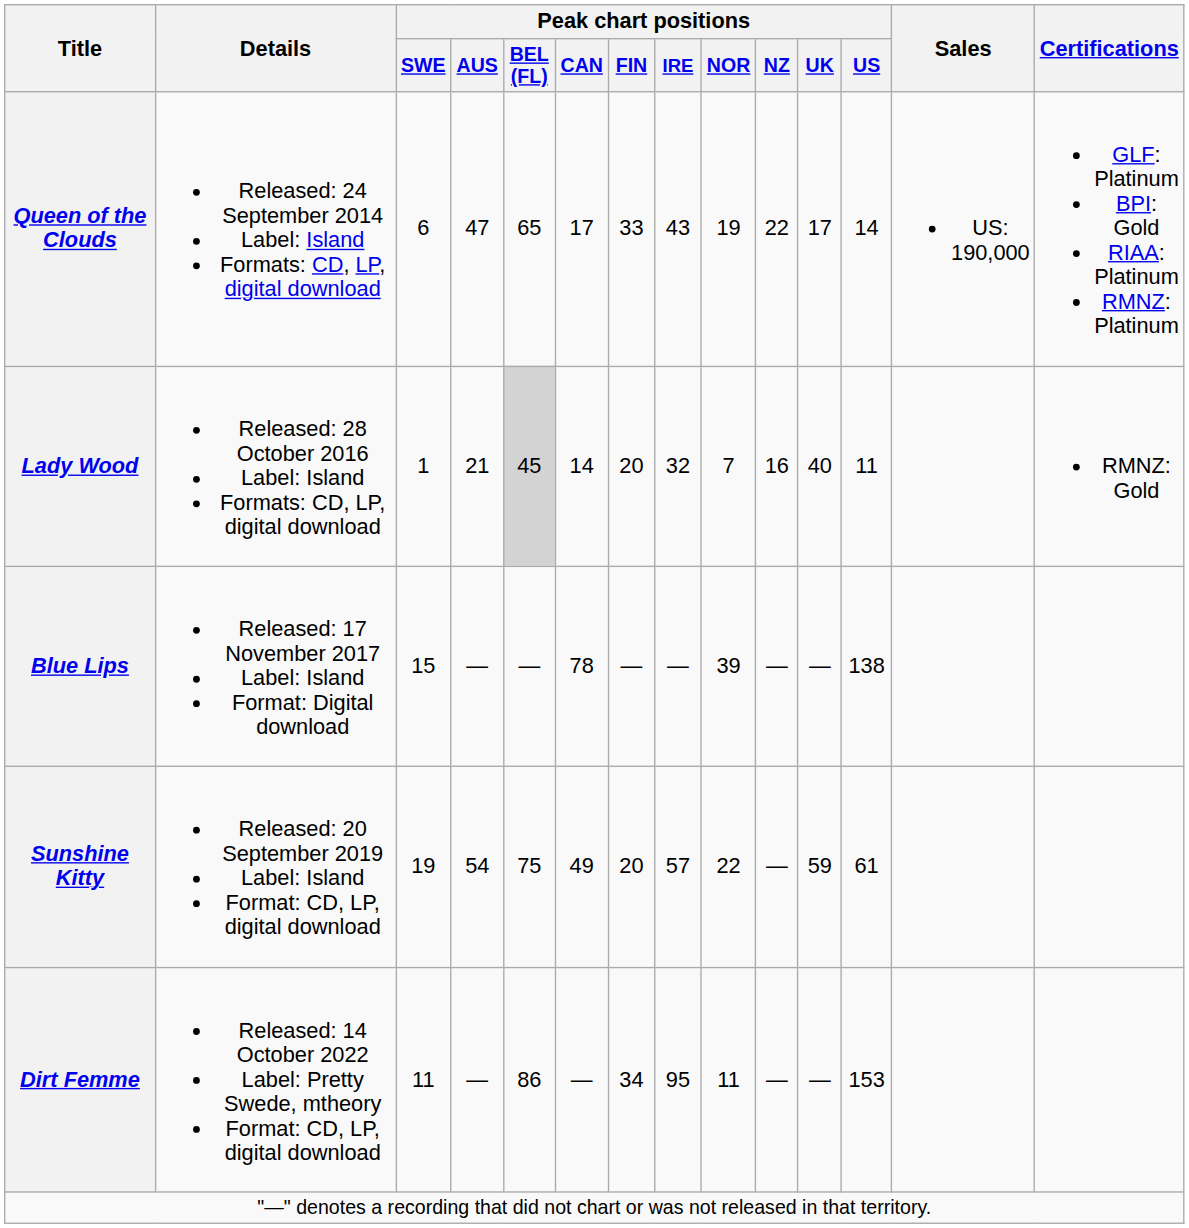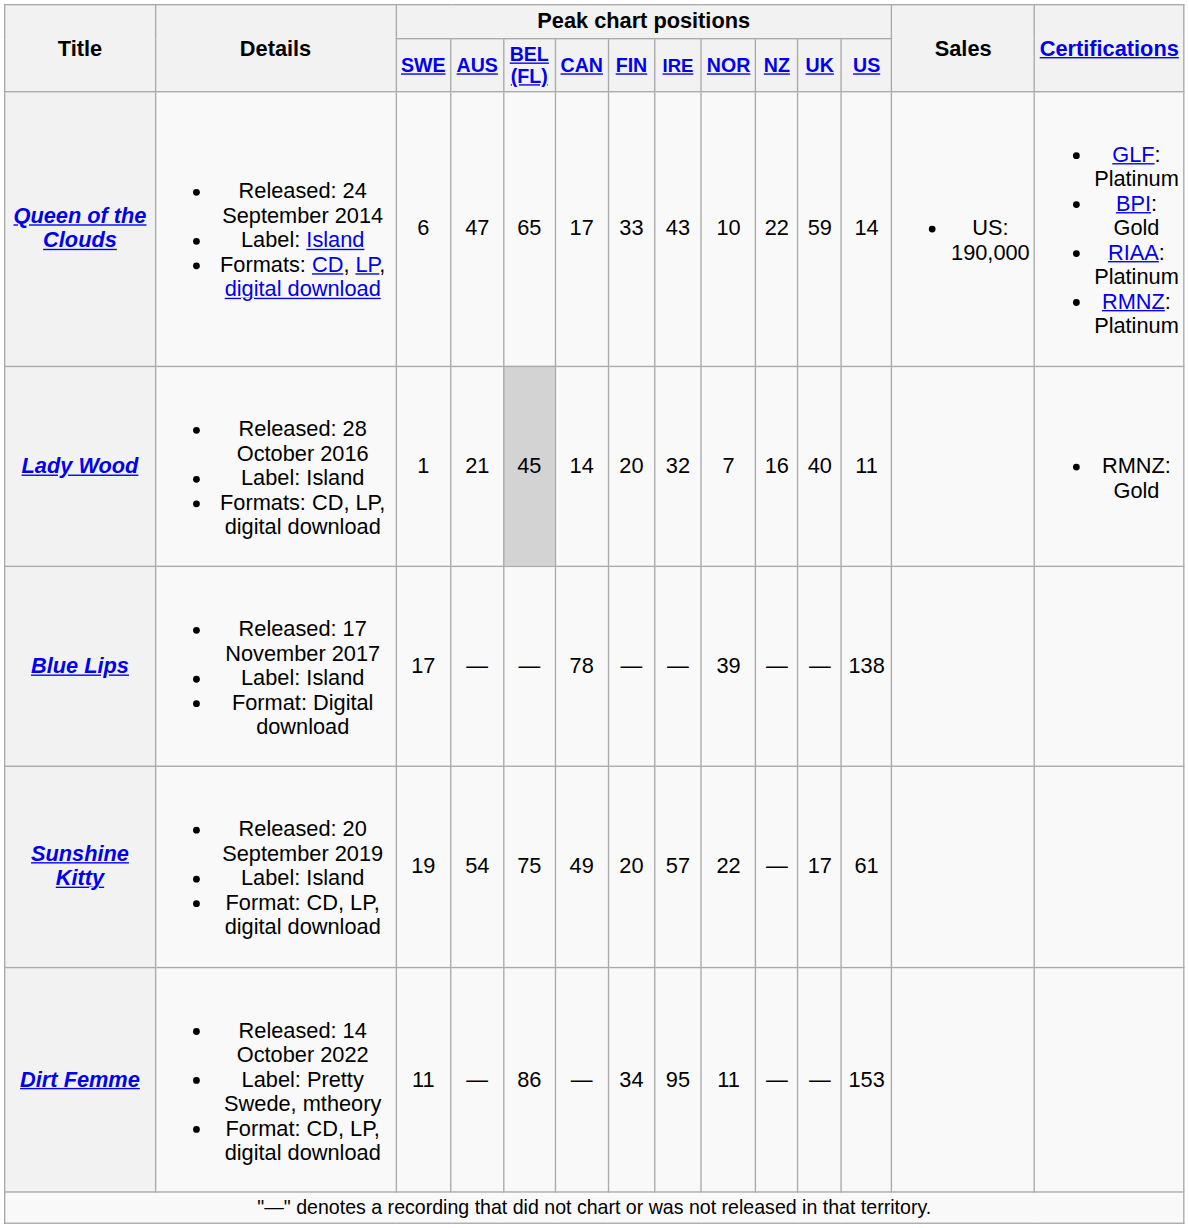(729, 228) 19 -> (729, 228) 10
(820, 228) 17 -> (820, 228) 59
(423, 666) 15 -> (423, 666) 17
(820, 866) 59 -> (820, 866) 17
